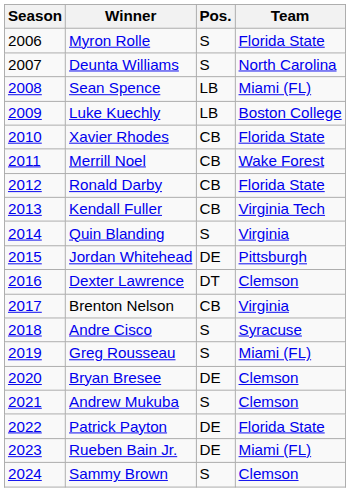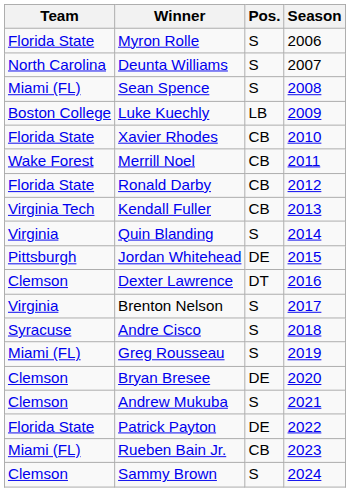columns swapped: (35, 16) <-> (290, 16)
(209, 88) LB -> (254, 88) S
(210, 305) CB -> (254, 305) S
(210, 450) DE -> (259, 450) CB
